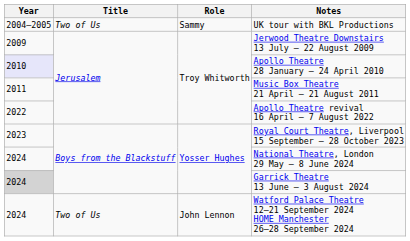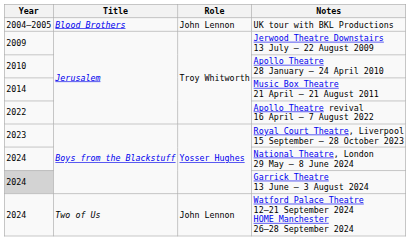(78, 25) Two of Us -> (90, 25) Blood Brothers
(192, 25) Sammy -> (207, 25) John Lennon
(16, 66) lavender background -> (16, 66) no background
(16, 89) 2011 -> (16, 89) 2014
